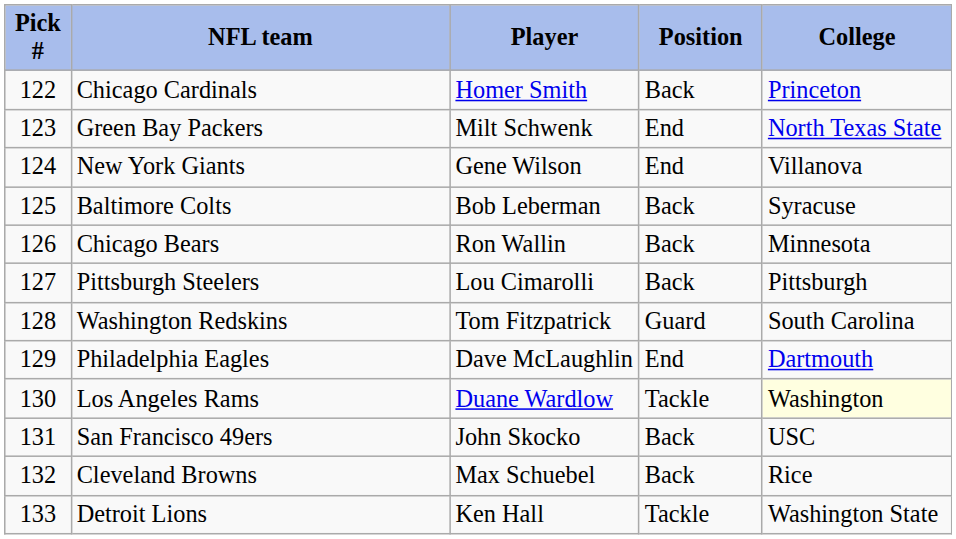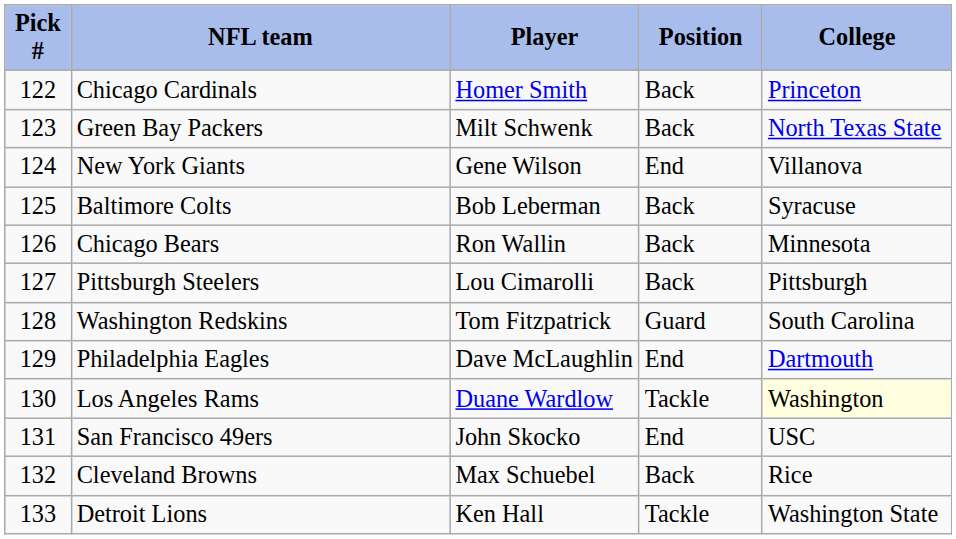(664, 128) End -> (670, 128) Back
(670, 436) Back -> (664, 436) End
